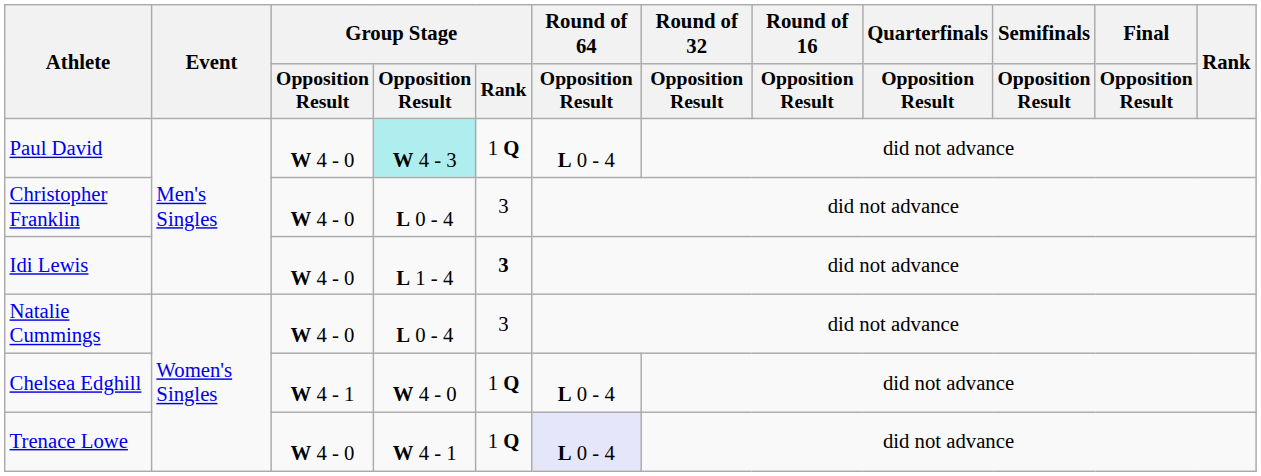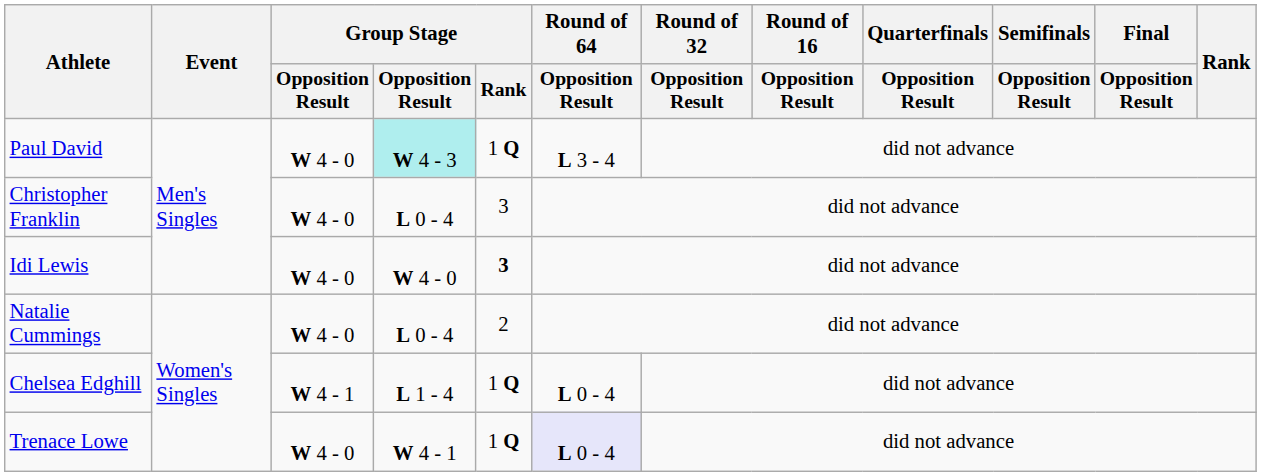(586, 160) L 0 - 4 -> (586, 160) L 3 - 4
(425, 277) L 1 - 4 -> (425, 277) W 4 - 0
(503, 324) 3 -> (503, 324) 2
(425, 395) W 4 - 0 -> (425, 395) L 1 - 4
